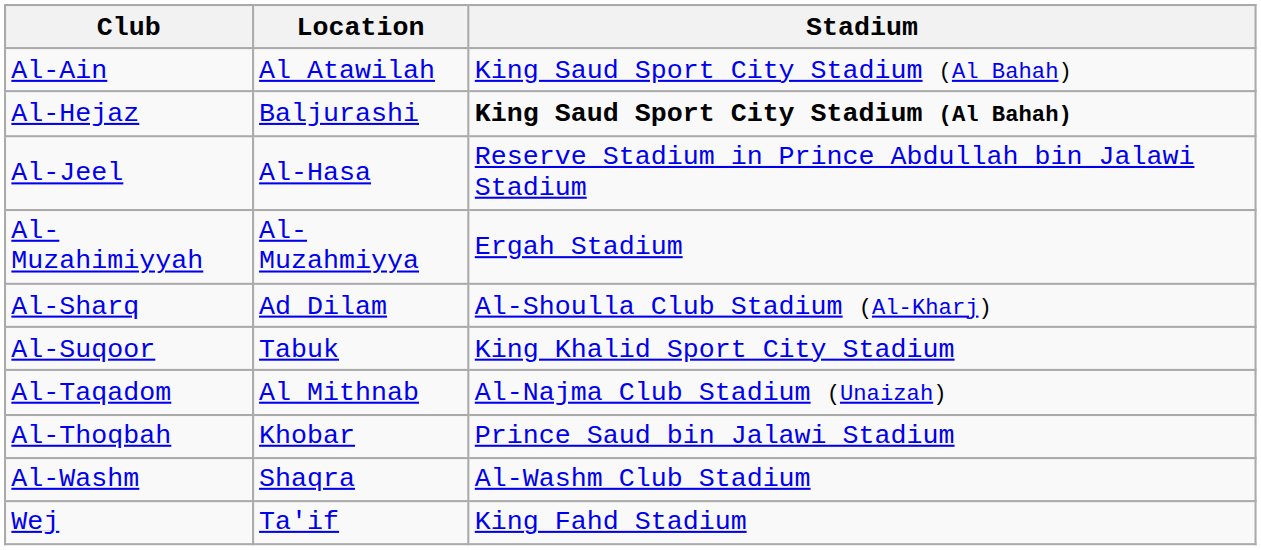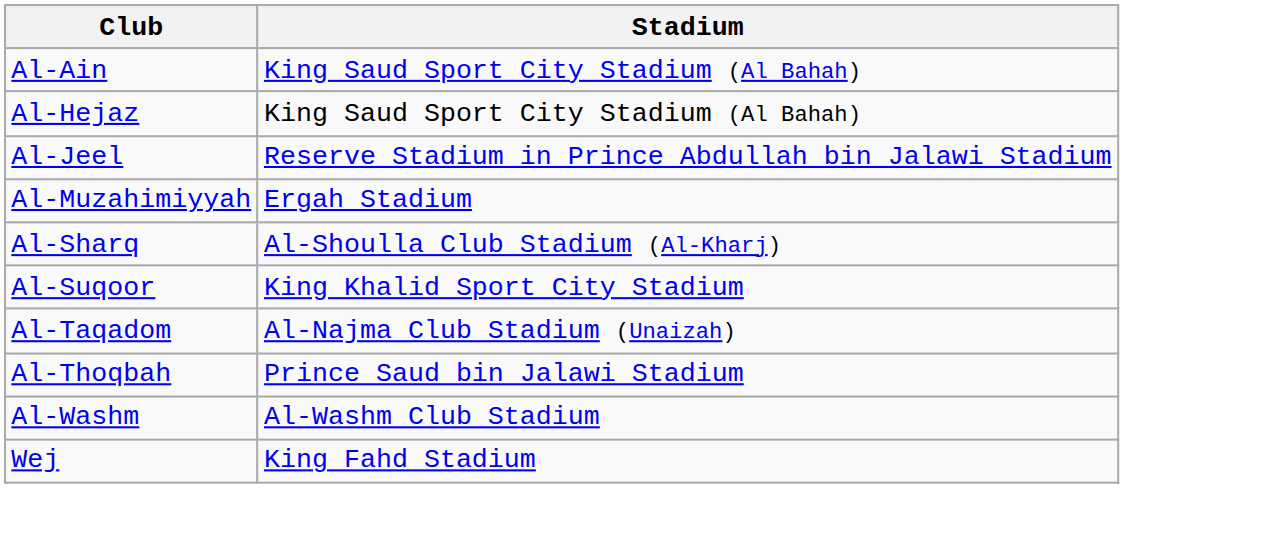- column: (361, 27)
(773, 114) bold -> (562, 114) normal
